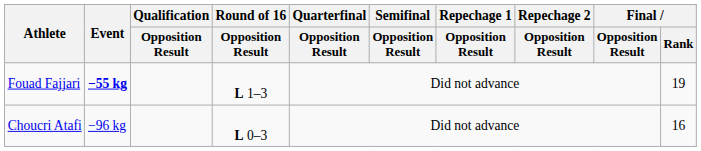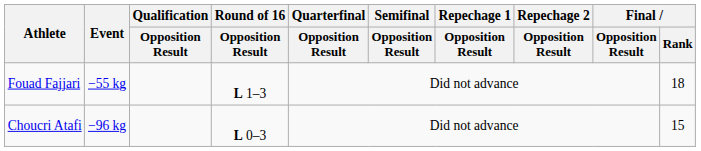(107, 84) bold -> (107, 84) normal
(679, 84) 19 -> (678, 84) 18
(679, 126) 16 -> (678, 126) 15
